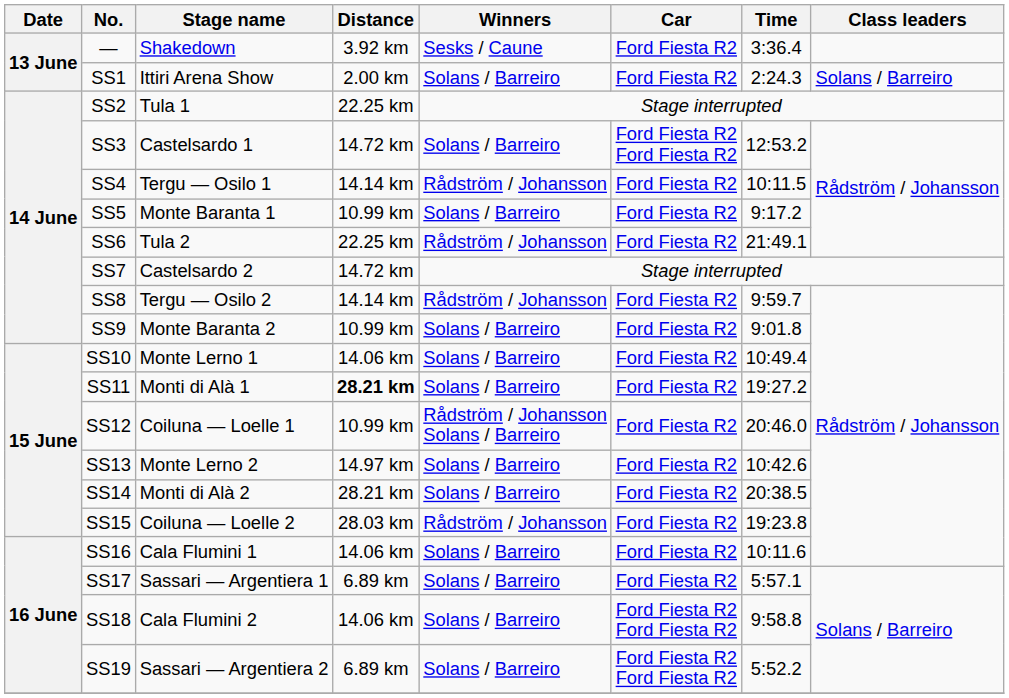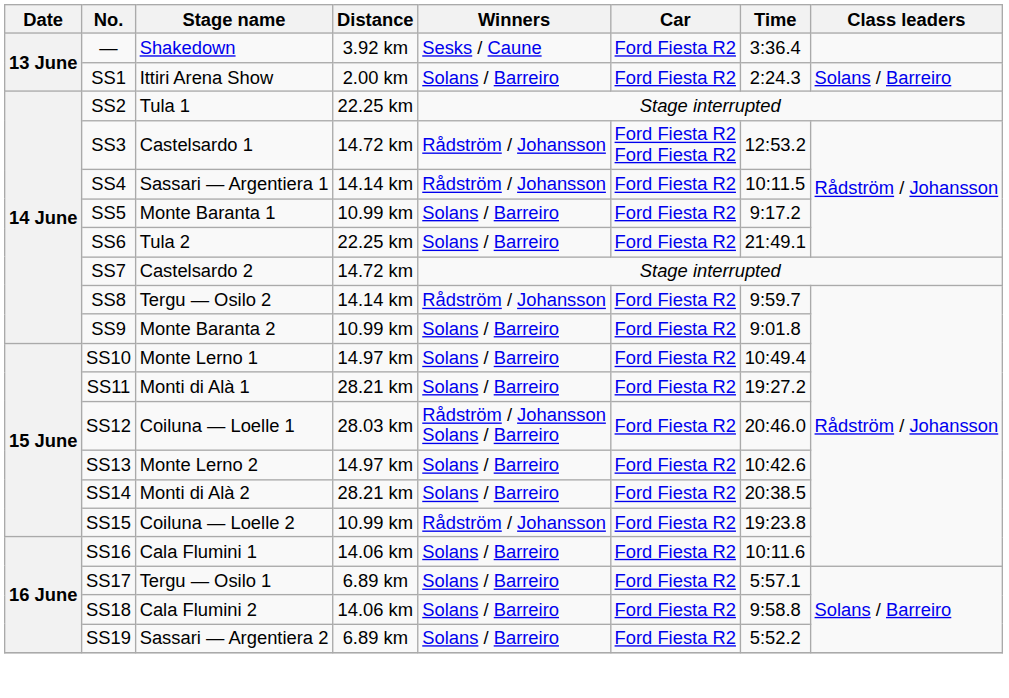(492, 145) Solans / Barreiro -> (514, 145) Rådström / Johansson
(205, 184) Tergu — Osilo 1 -> (234, 184) Sassari — Argentiera 1
(515, 242) Rådström / Johansson -> (491, 242) Solans / Barreiro
(376, 357) 14.06 km -> (375, 357) 14.97 km
(376, 386) bold -> (375, 386) normal
(376, 425) 10.99 km -> (375, 425) 28.03 km
(376, 522) 28.03 km -> (375, 522) 10.99 km
(234, 580) Sassari — Argentiera 1 -> (205, 580) Tergu — Osilo 1
(676, 619) Ford Fiesta R2 Ford Fiesta R2 -> (675, 609) Ford Fiesta R2
(676, 668) Ford Fiesta R2 Ford Fiesta R2 -> (675, 638) Ford Fiesta R2
